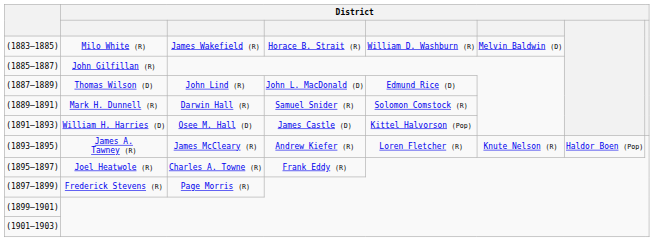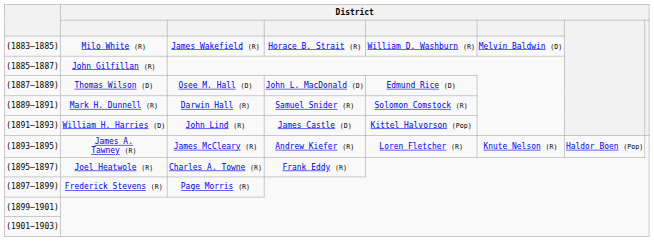(215, 86) John Lind (R) -> (215, 86) Osee M. Hall (D)
(215, 125) Osee M. Hall (D) -> (215, 125) John Lind (R)
